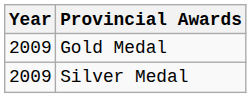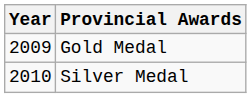(30, 77) 2009 -> (30, 77) 2010
